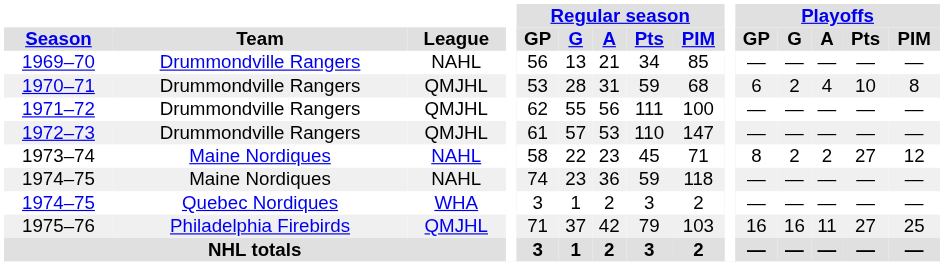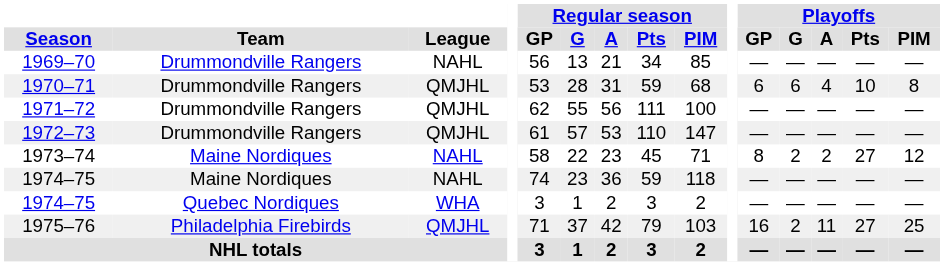(794, 85) 2 -> (795, 85) 6
(794, 226) 16 -> (795, 226) 2
